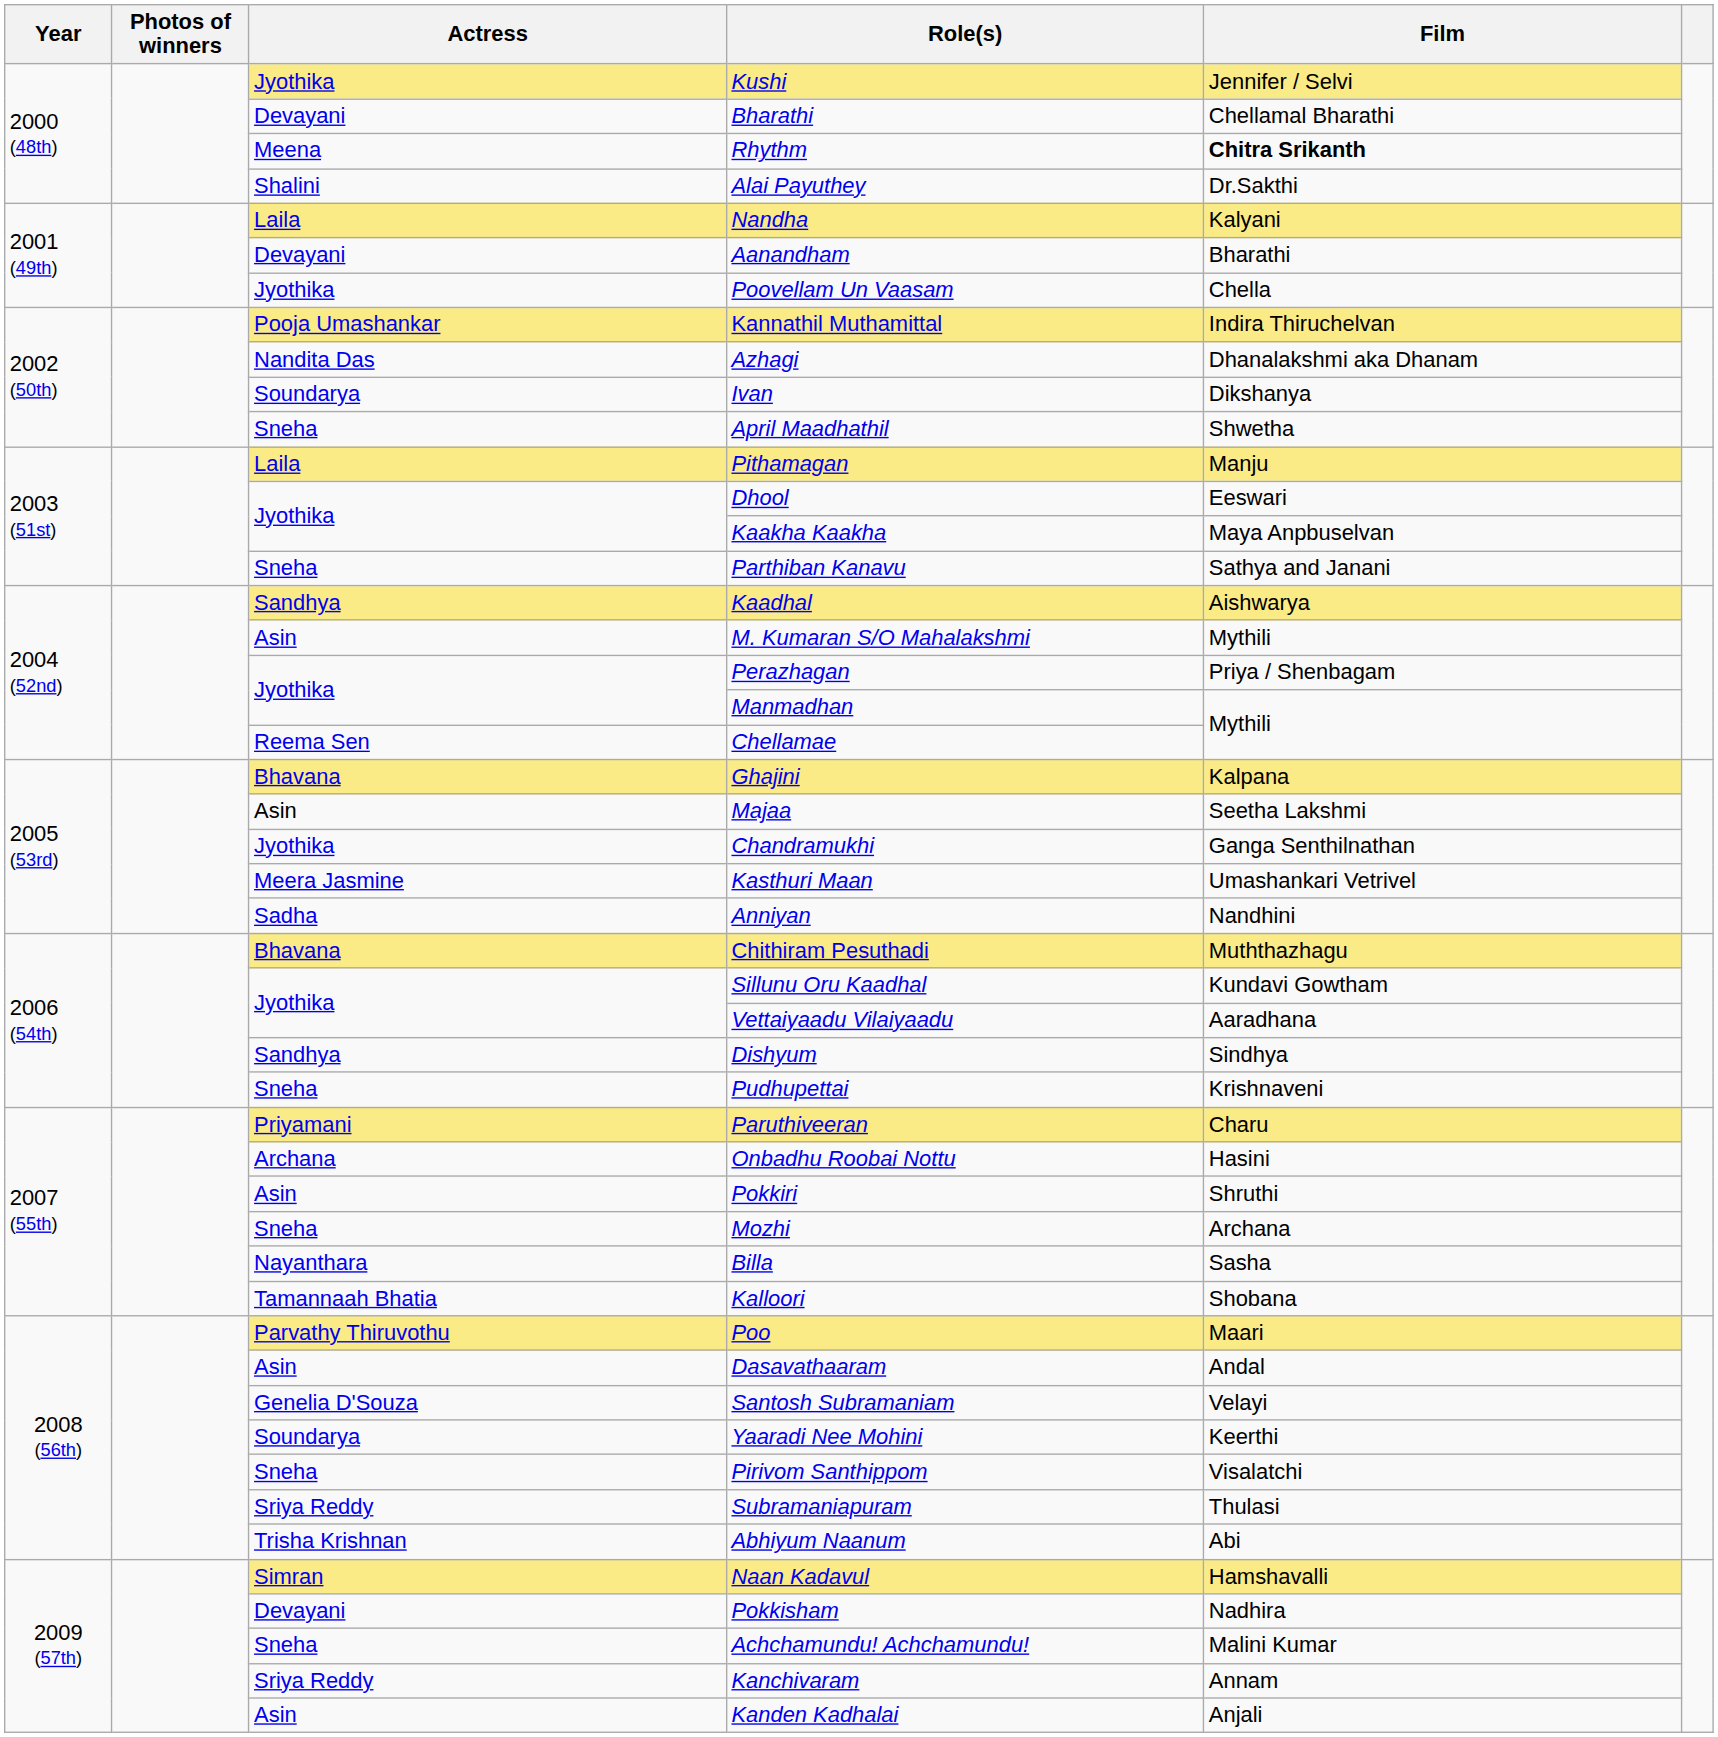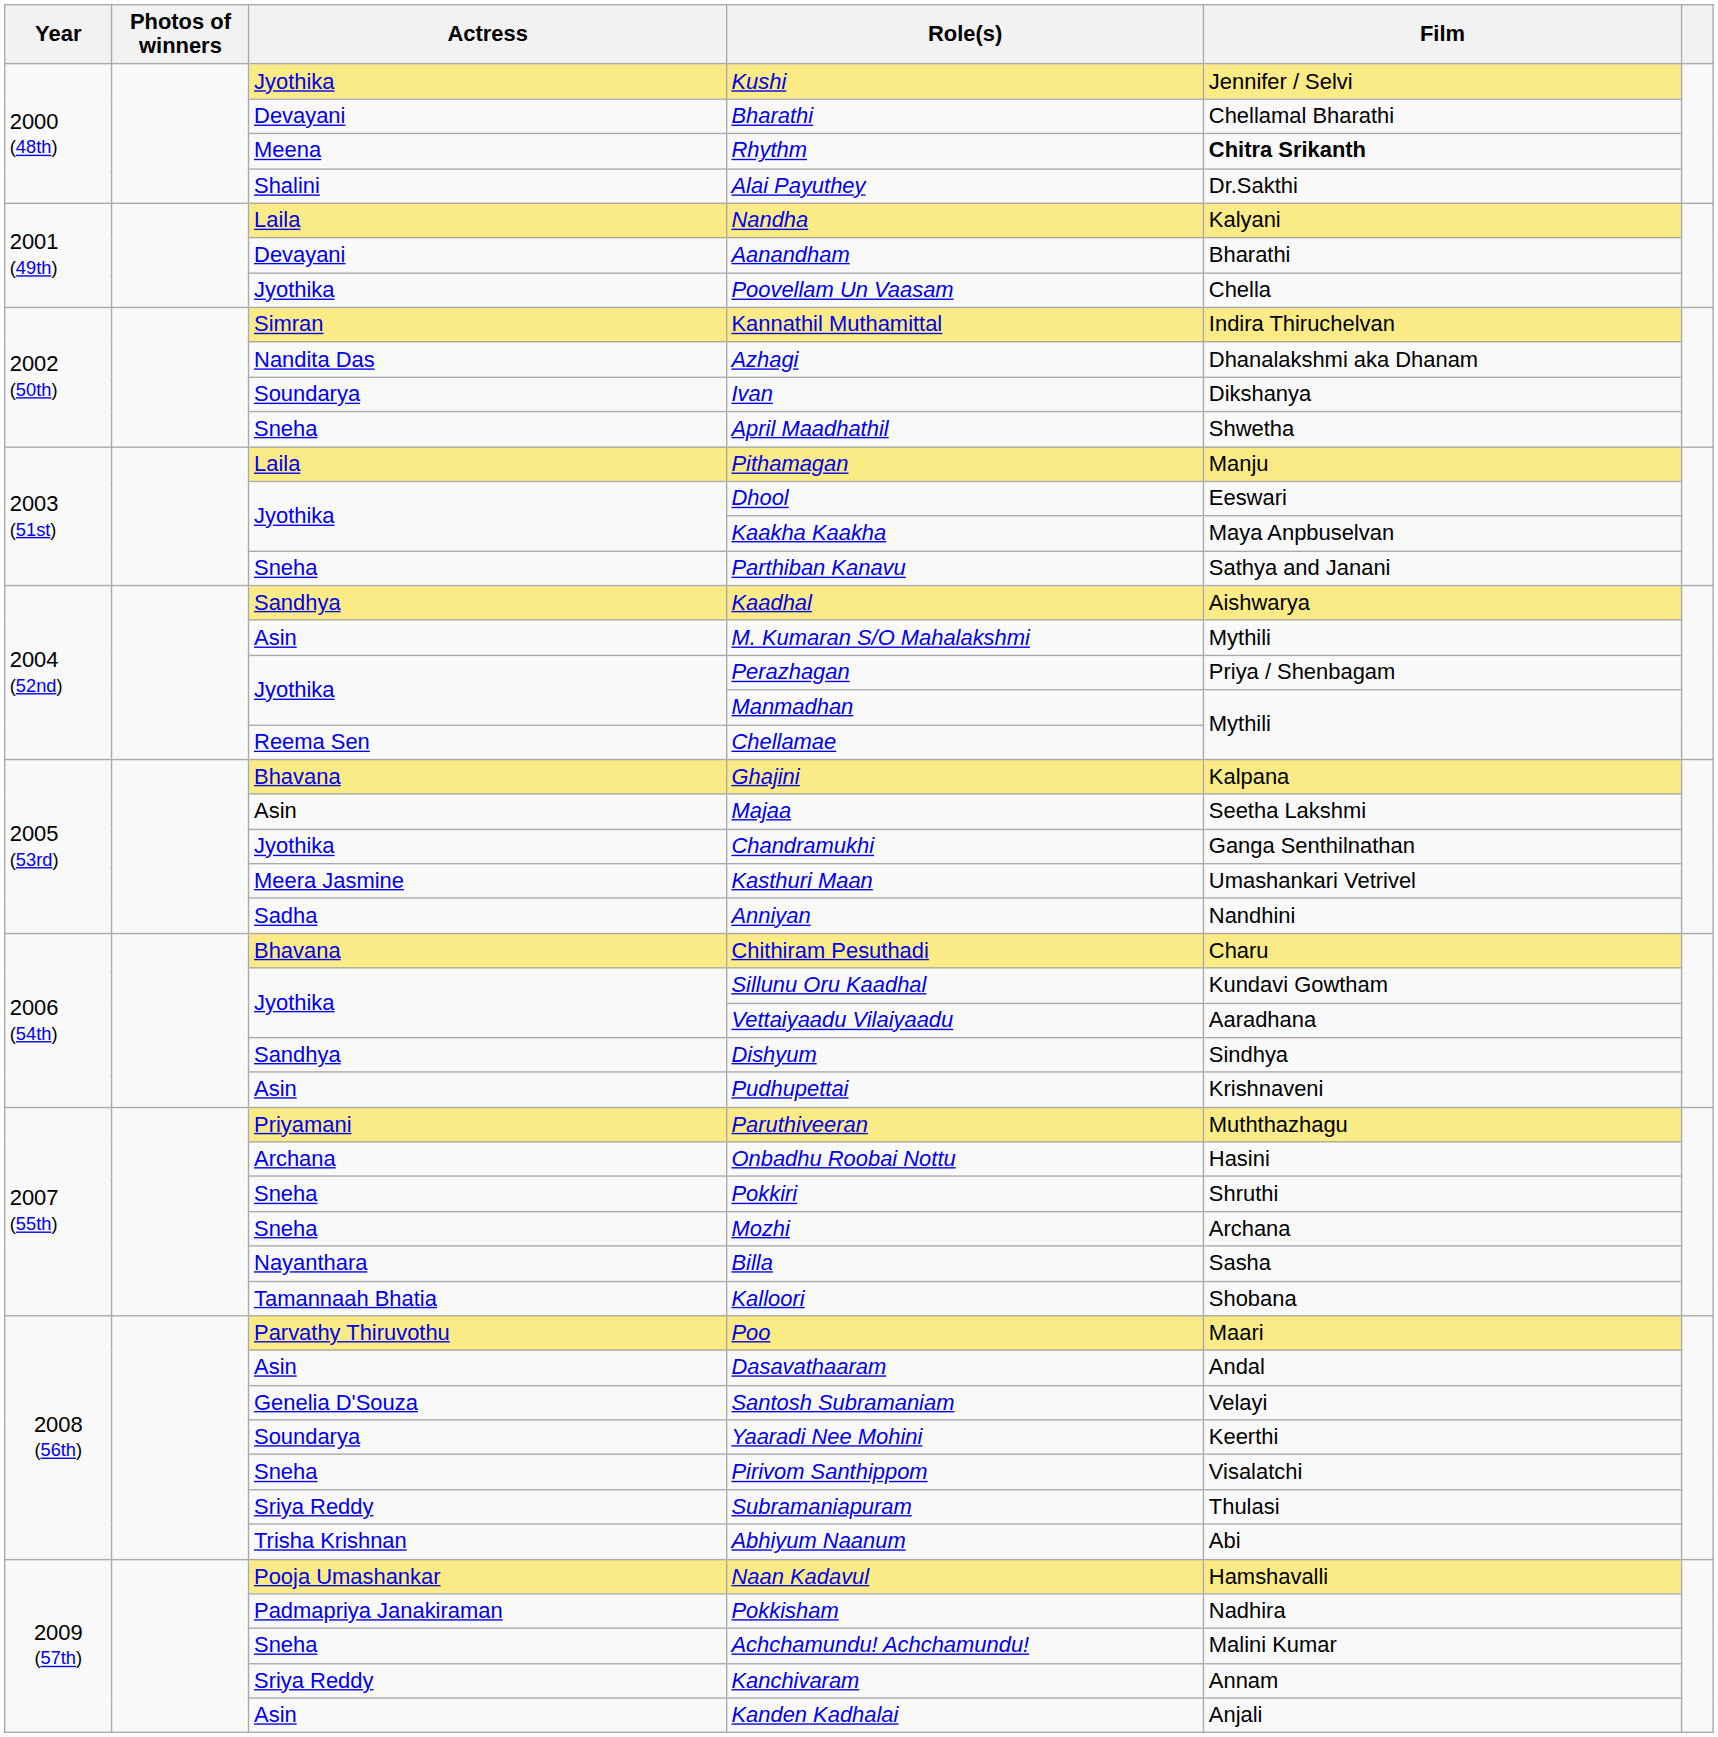(347, 324) Pooja Umashankar -> (289, 324) Simran
(1278, 950) Muththazhagu -> (1239, 950) Charu
(286, 1089) Sneha -> (275, 1089) Asin
(1239, 1124) Charu -> (1278, 1124) Muththazhagu
(275, 1193) Asin -> (286, 1193) Sneha
(289, 1576) Simran -> (347, 1576) Pooja Umashankar
(300, 1610) Devayani -> (378, 1610) Padmapriya Janakiraman
